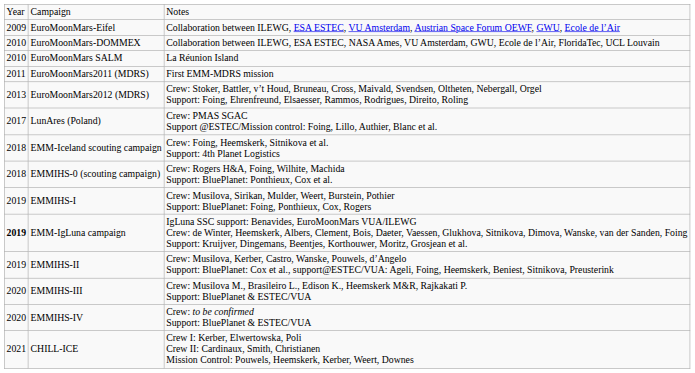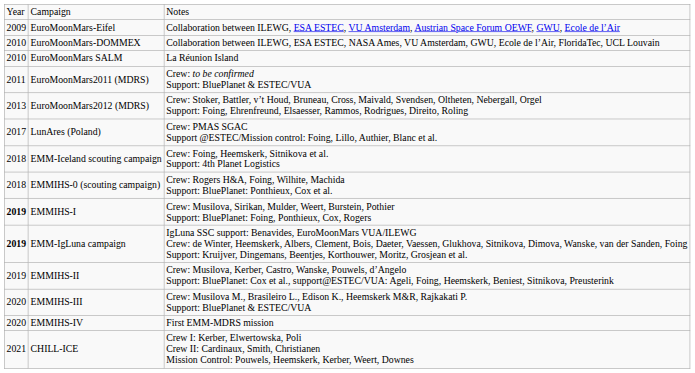(220, 74) First EMM-MDRS mission -> (239, 79) Crew: to be confirmed Support: BluePlanet & ESTEC/VUA
(16, 200) normal -> (16, 211) bold
(239, 317) Crew: to be confirmed Support: BluePlanet & ESTEC/VUA -> (220, 323) First EMM-MDRS mission
